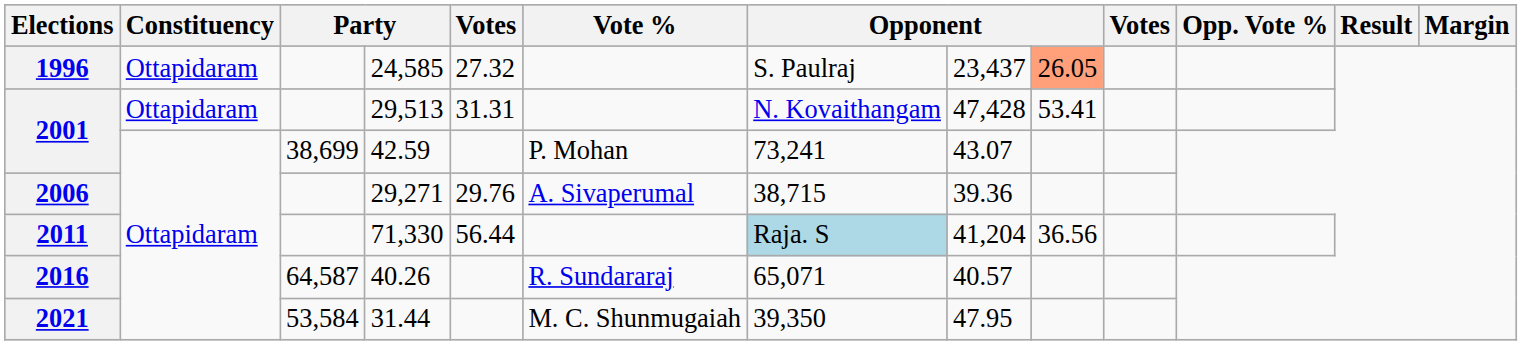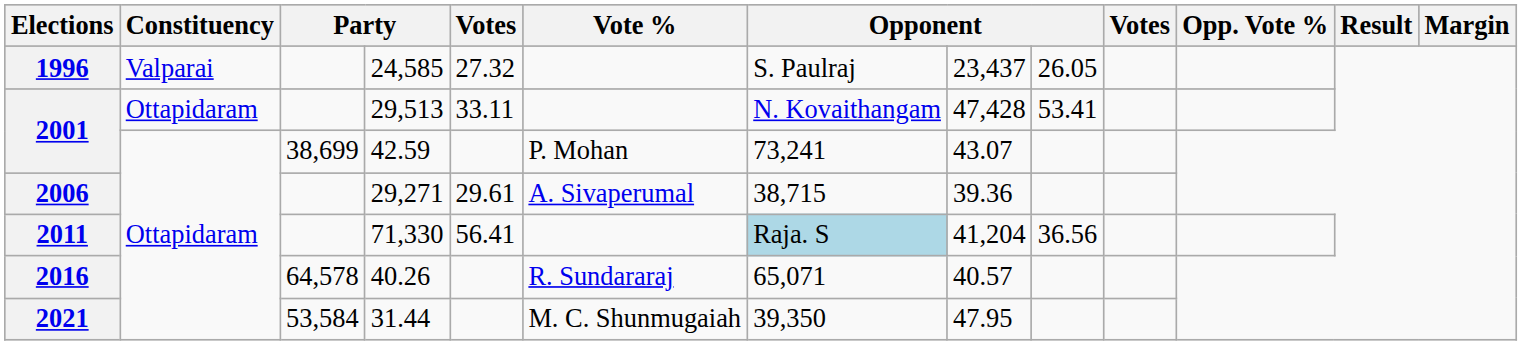(192, 67) Ottapidaram -> (170, 67) Valparai
(1068, 67) lightsalmon background -> (1068, 67) no background
(485, 109) 31.31 -> (485, 109) 33.11
(485, 192) 29.76 -> (485, 192) 29.61
(485, 234) 56.44 -> (485, 234) 56.41
(322, 276) 64,587 -> (322, 276) 64,578
